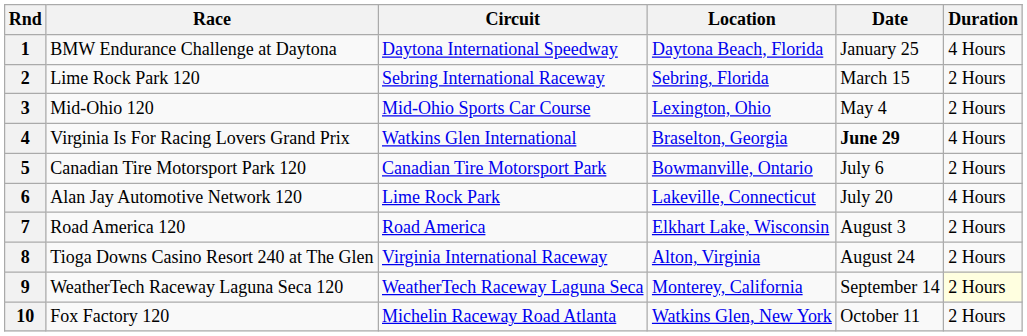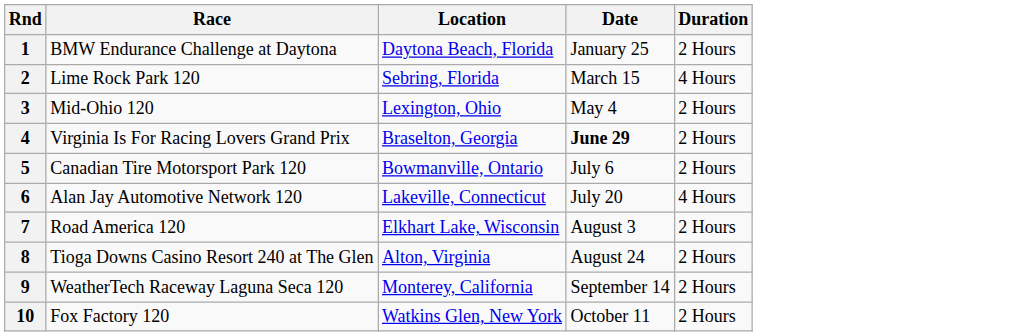- column: (513, 19)
(977, 49) 4 Hours -> (707, 49) 2 Hours
(977, 79) 2 Hours -> (707, 79) 4 Hours
(977, 138) 4 Hours -> (707, 138) 2 Hours
(977, 286) lightyellow background -> (707, 286) no background
